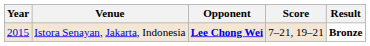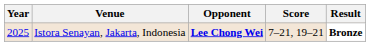(18, 32) 2015 -> (18, 32) 2025
